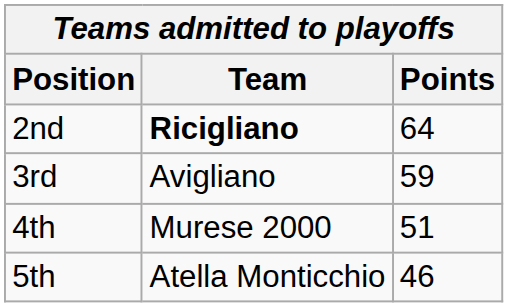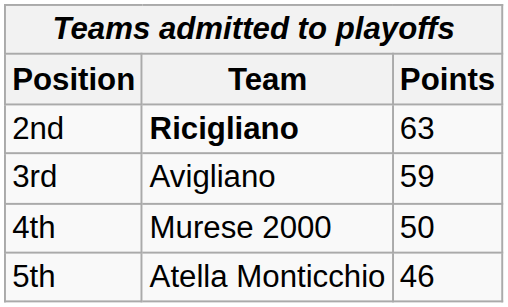(417, 128) 64 -> (417, 128) 63
(417, 227) 51 -> (417, 227) 50
